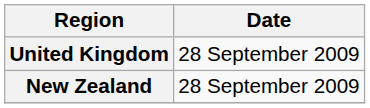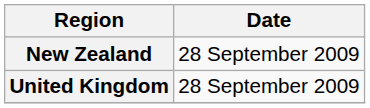rows swapped: (89, 86) <-> (89, 53)
